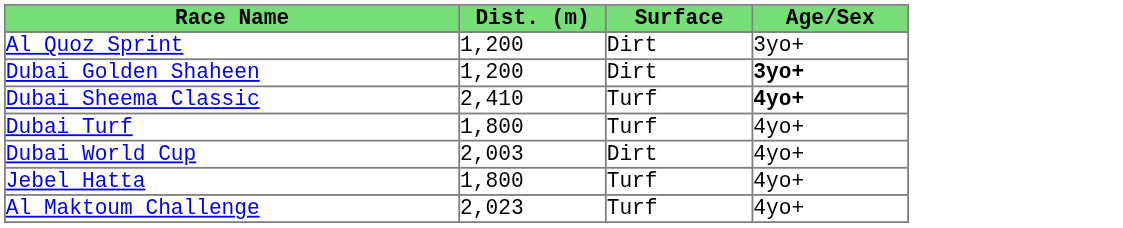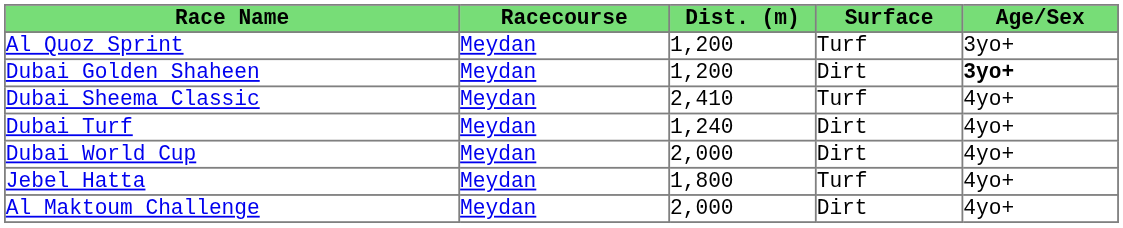+ column: (564, 18)
(632, 46) Dirt -> (842, 46) Turf
(779, 100) bold -> (989, 100) normal
(492, 127) 1,800 -> (702, 127) 1,240
(632, 127) Turf -> (842, 127) Dirt
(492, 154) 2,003 -> (702, 154) 2,000
(492, 209) 2,023 -> (702, 209) 2,000
(632, 209) Turf -> (842, 209) Dirt
